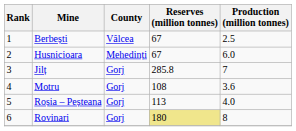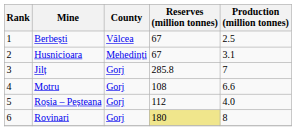(229, 54) 6.0 -> (229, 54) 3.1
(229, 86) 3.6 -> (229, 86) 6.6
(159, 102) 113 -> (159, 102) 112
